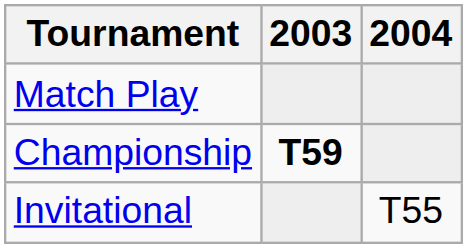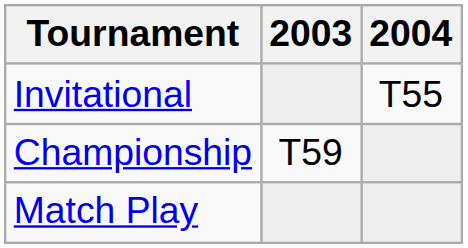rows swapped: (106, 93) <-> (103, 211)
(311, 152) bold -> (311, 152) normal
